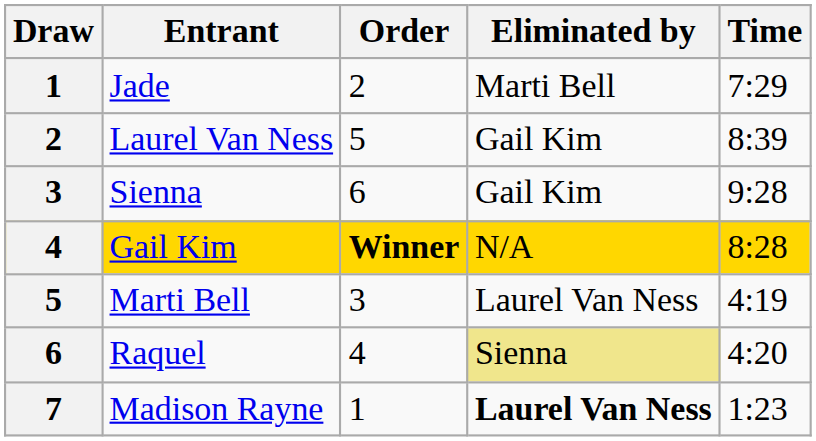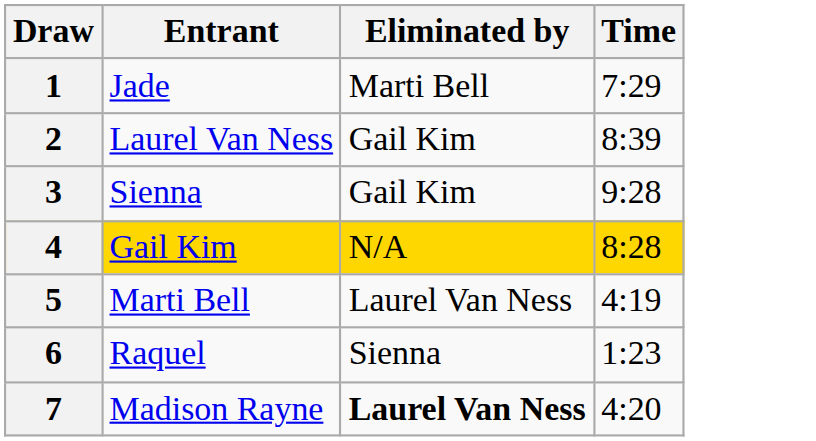- column: (404, 31)
(521, 354) khaki background -> (395, 354) no background
(758, 354) 4:20 -> (631, 354) 1:23
(758, 407) 1:23 -> (631, 407) 4:20
